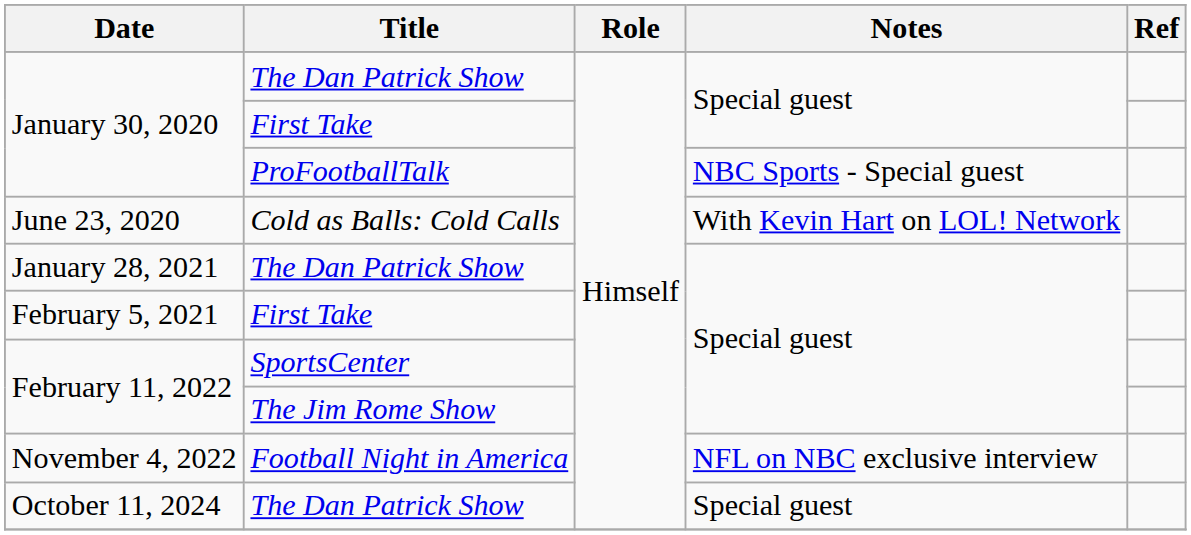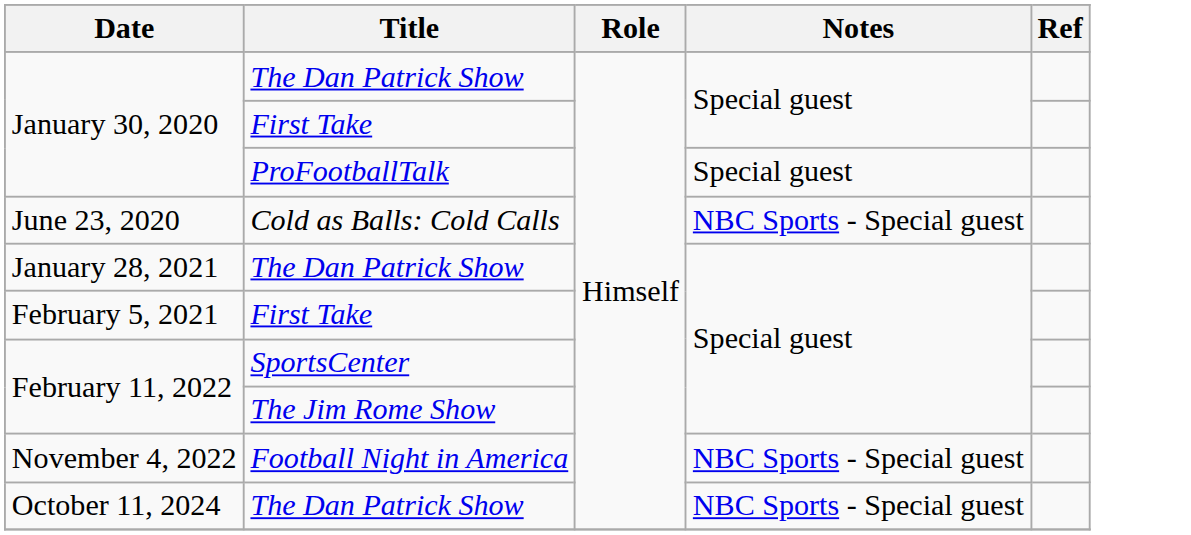(858, 171) NBC Sports - Special guest -> (773, 171) Special guest
(907, 219) With Kevin Hart on LOL! Network -> (858, 219) NBC Sports - Special guest
(895, 457) NFL on NBC exclusive interview -> (858, 457) NBC Sports - Special guest
(773, 505) Special guest -> (858, 505) NBC Sports - Special guest
